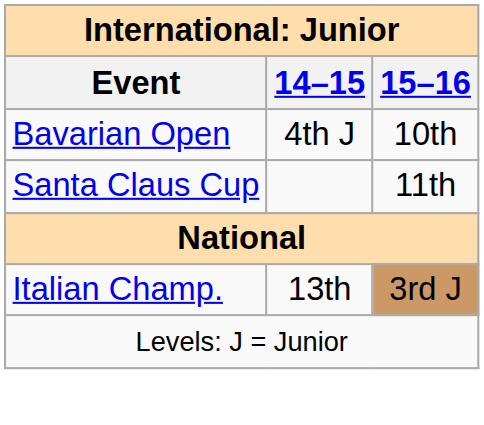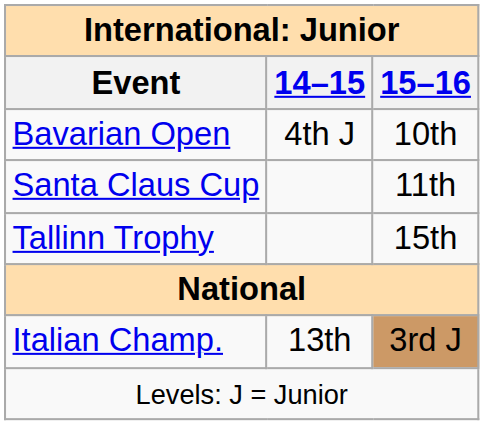+ row: (113, 237)
